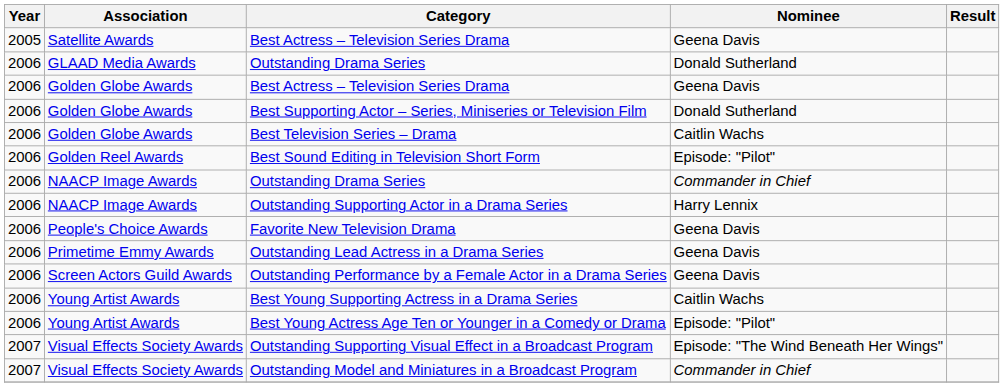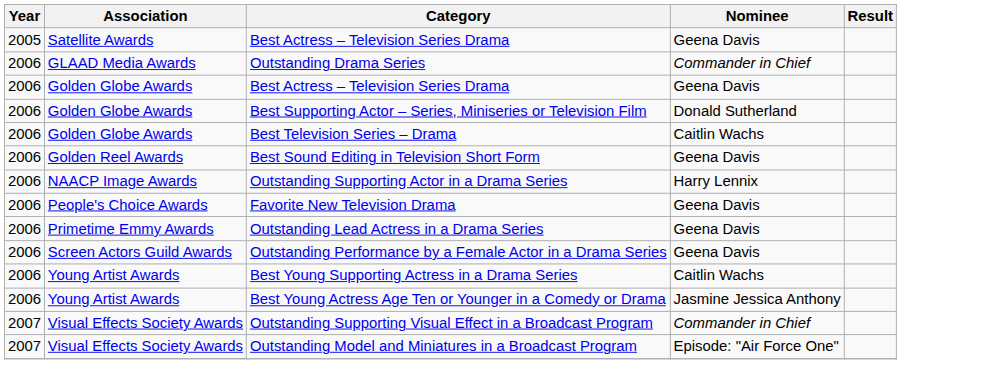(735, 63) Donald Sutherland -> (742, 63) Commander in Chief
(724, 157) Episode: "Pilot" -> (717, 157) Geena Davis
- row: (122, 181)
(724, 323) Episode: "Pilot" -> (757, 299) Jasmine Jessica Anthony
(808, 346) Episode: "The Wind Beneath Her Wings" -> (742, 323) Commander in Chief
(742, 370) Commander in Chief -> (756, 346) Episode: "Air Force One"
